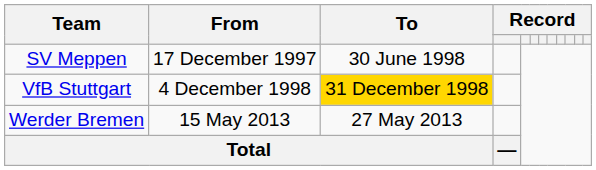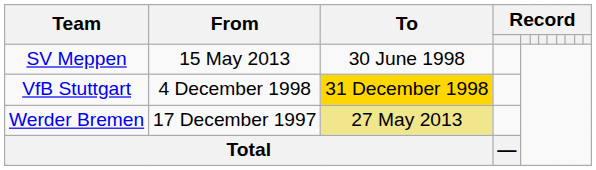(235, 59) 17 December 1997 -> (235, 59) 15 May 2013
(235, 119) 15 May 2013 -> (235, 119) 17 December 1997
(407, 119) no background -> (407, 119) khaki background
